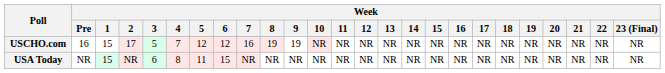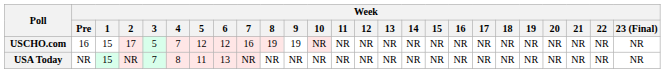(154, 60) 6 -> (154, 60) 7
(225, 60) 15 -> (225, 60) 13
